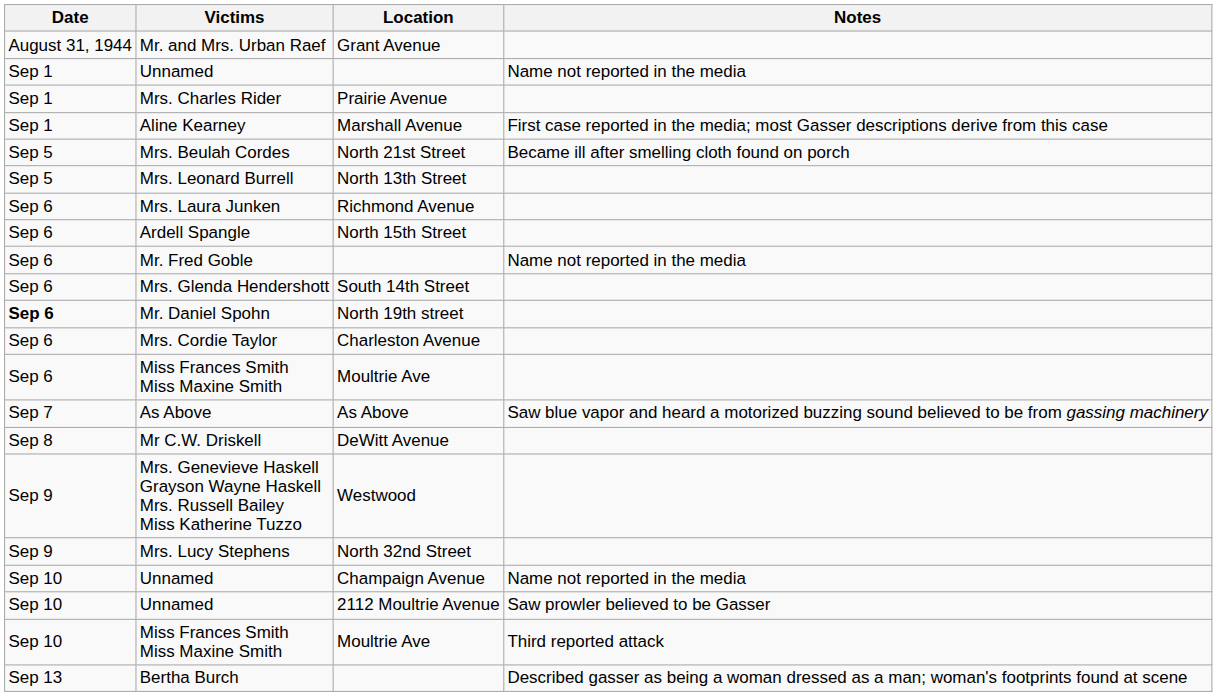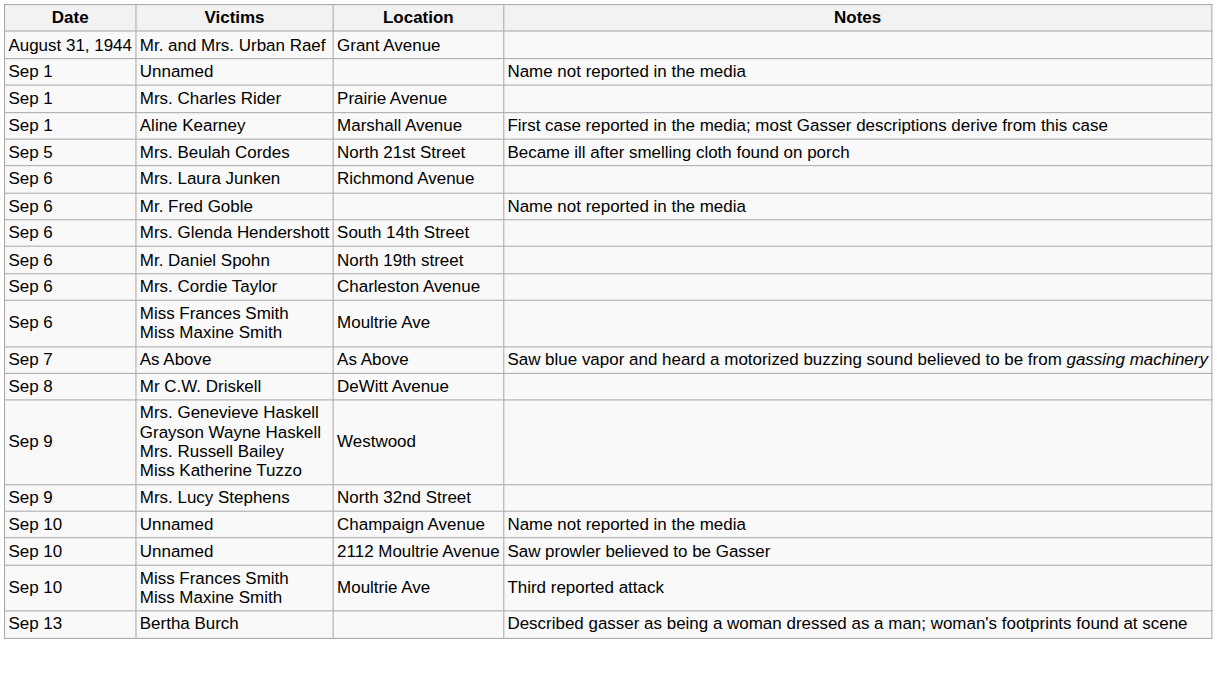- row: (217, 179)
- row: (195, 233)
(31, 313) bold -> (31, 260) normal
